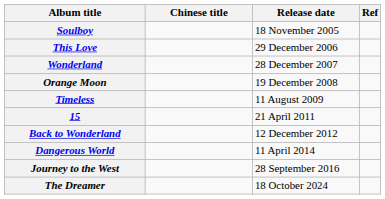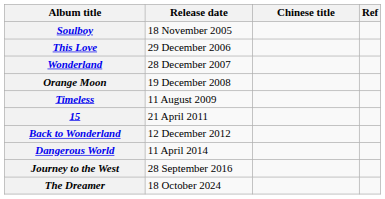columns swapped: (199, 13) <-> (306, 13)
